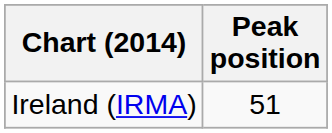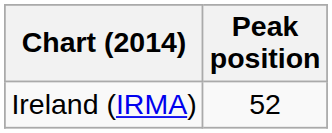(265, 104) 51 -> (265, 104) 52
